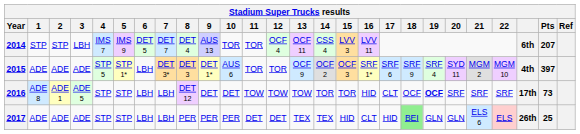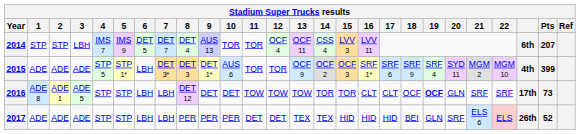(548, 69) 397 -> (548, 69) 399
(369, 93) HID -> (369, 93) CLT
(456, 93) SRF -> (456, 93) GLN
(369, 117) CLT -> (369, 117) HID
(412, 117) lightgreen background -> (412, 117) no background
(456, 117) GLN -> (456, 117) SRF
(548, 117) 25 -> (548, 117) 52
